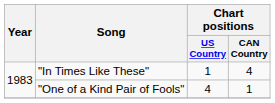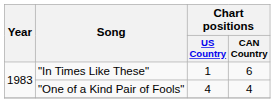(249, 71) 4 -> (249, 71) 6
(249, 89) 1 -> (249, 89) 4
